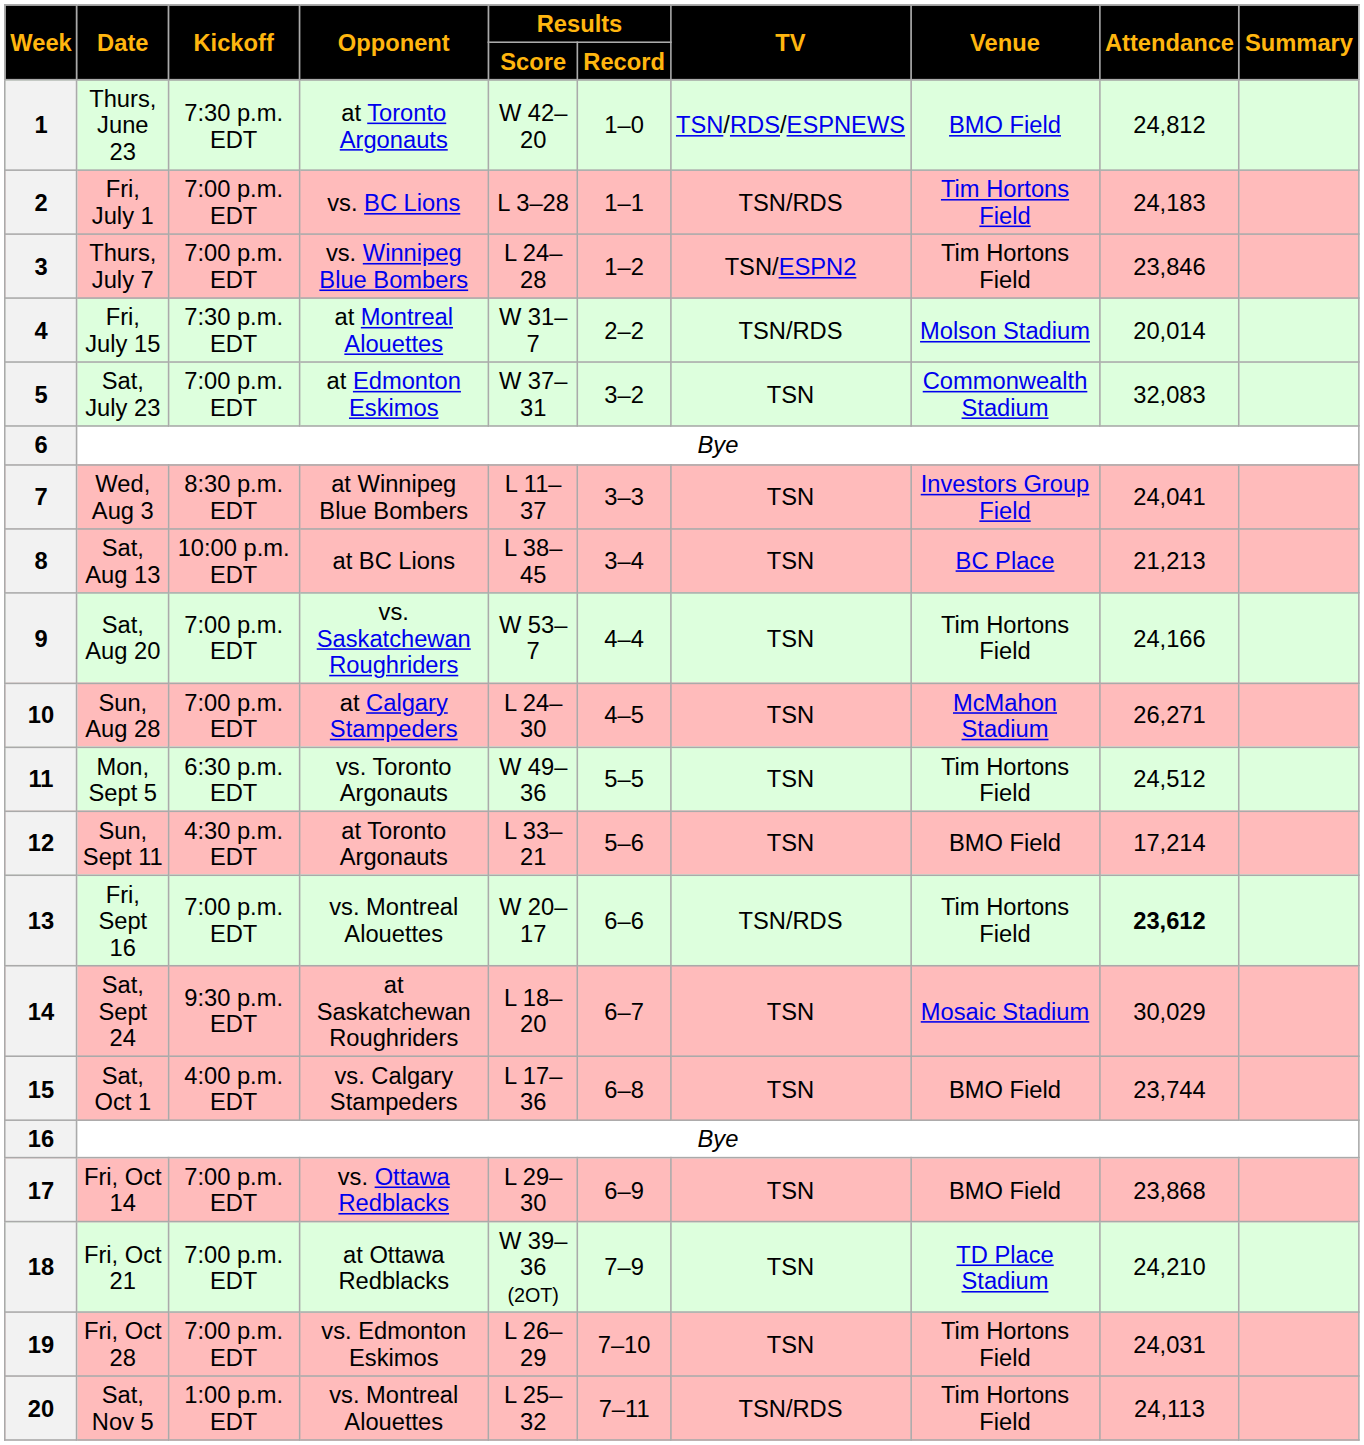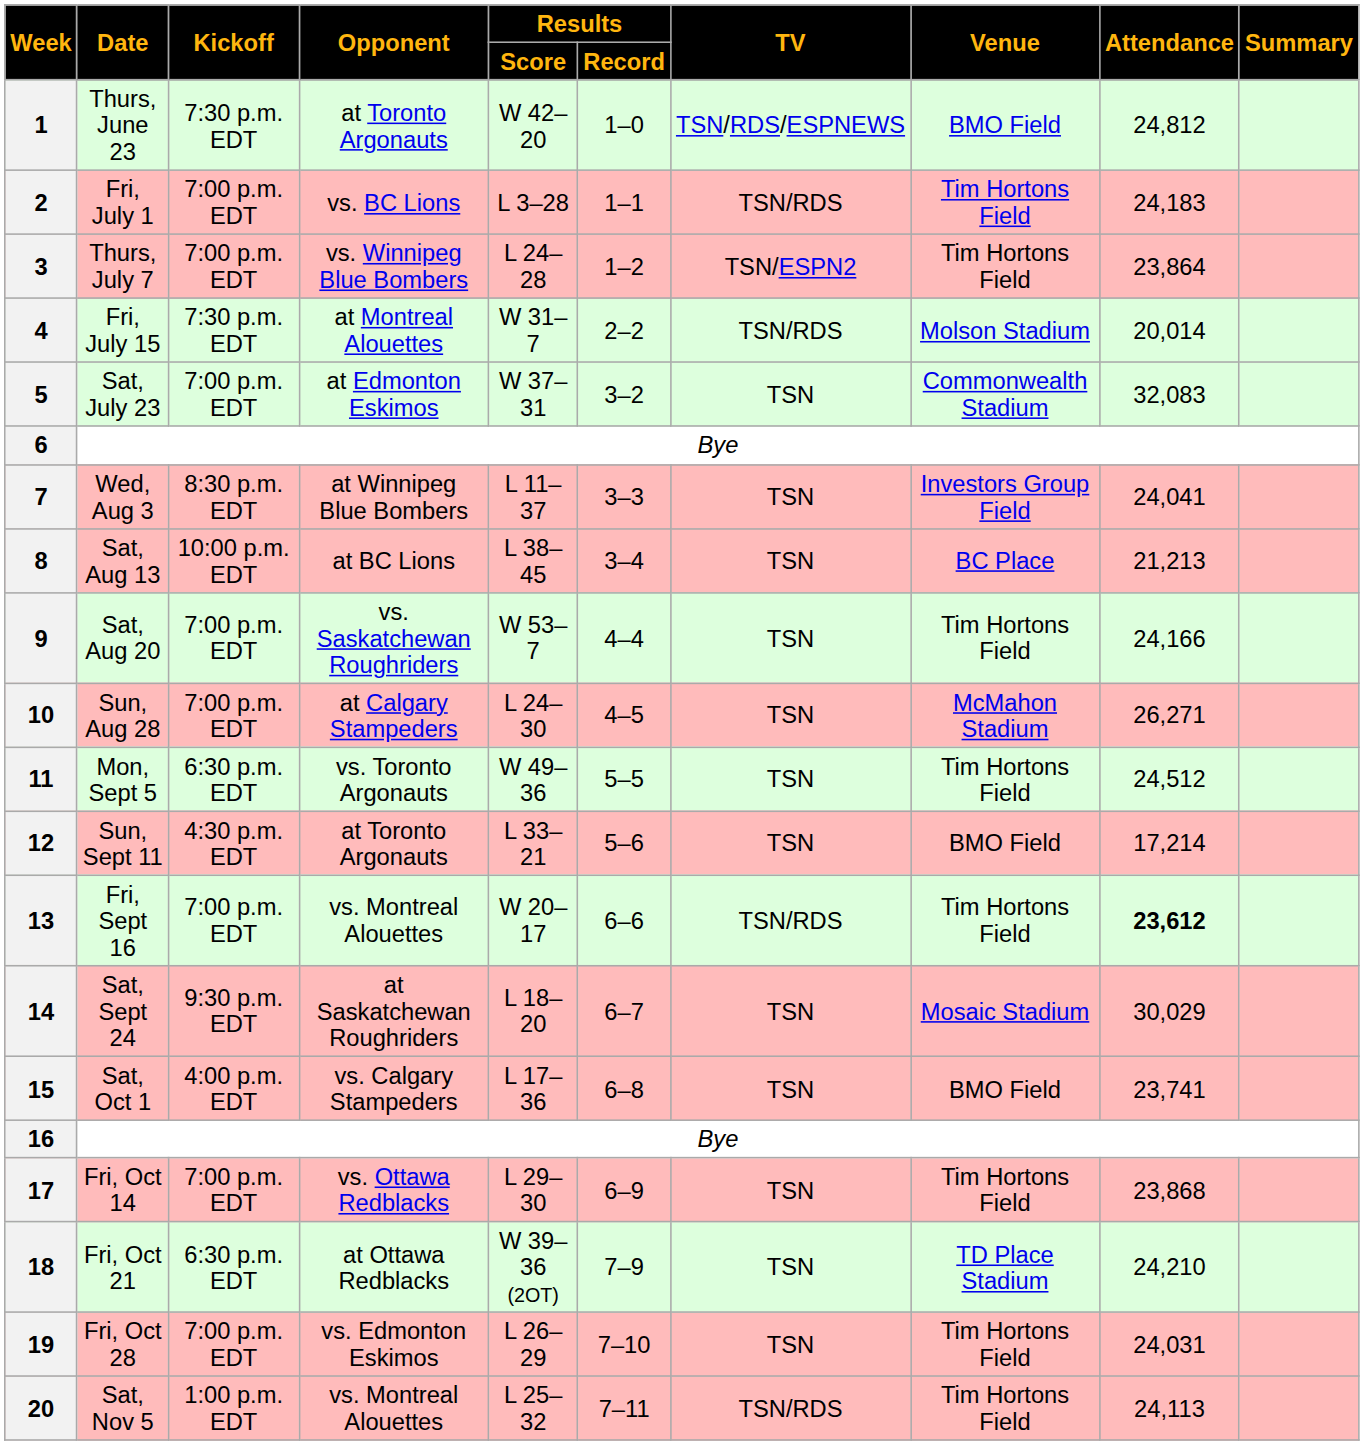(1169, 267) 23,846 -> (1169, 267) 23,864
(1169, 1088) 23,744 -> (1169, 1088) 23,741
(1005, 1190) BMO Field -> (1005, 1190) Tim Hortons Field
(234, 1267) 7:00 p.m. EDT -> (234, 1267) 6:30 p.m. EDT
